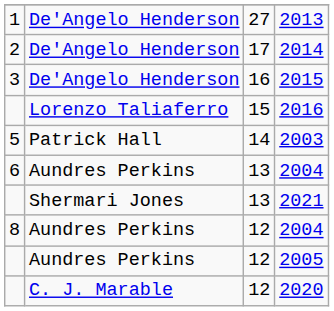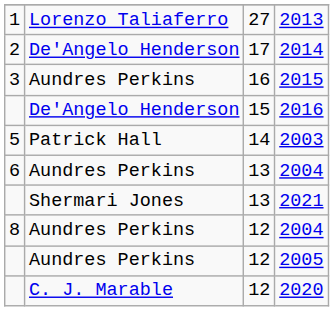(134, 20) De'Angelo Henderson -> (129, 20) Lorenzo Taliaferro
(134, 80) De'Angelo Henderson -> (112, 80) Aundres Perkins
(129, 110) Lorenzo Taliaferro -> (134, 110) De'Angelo Henderson
